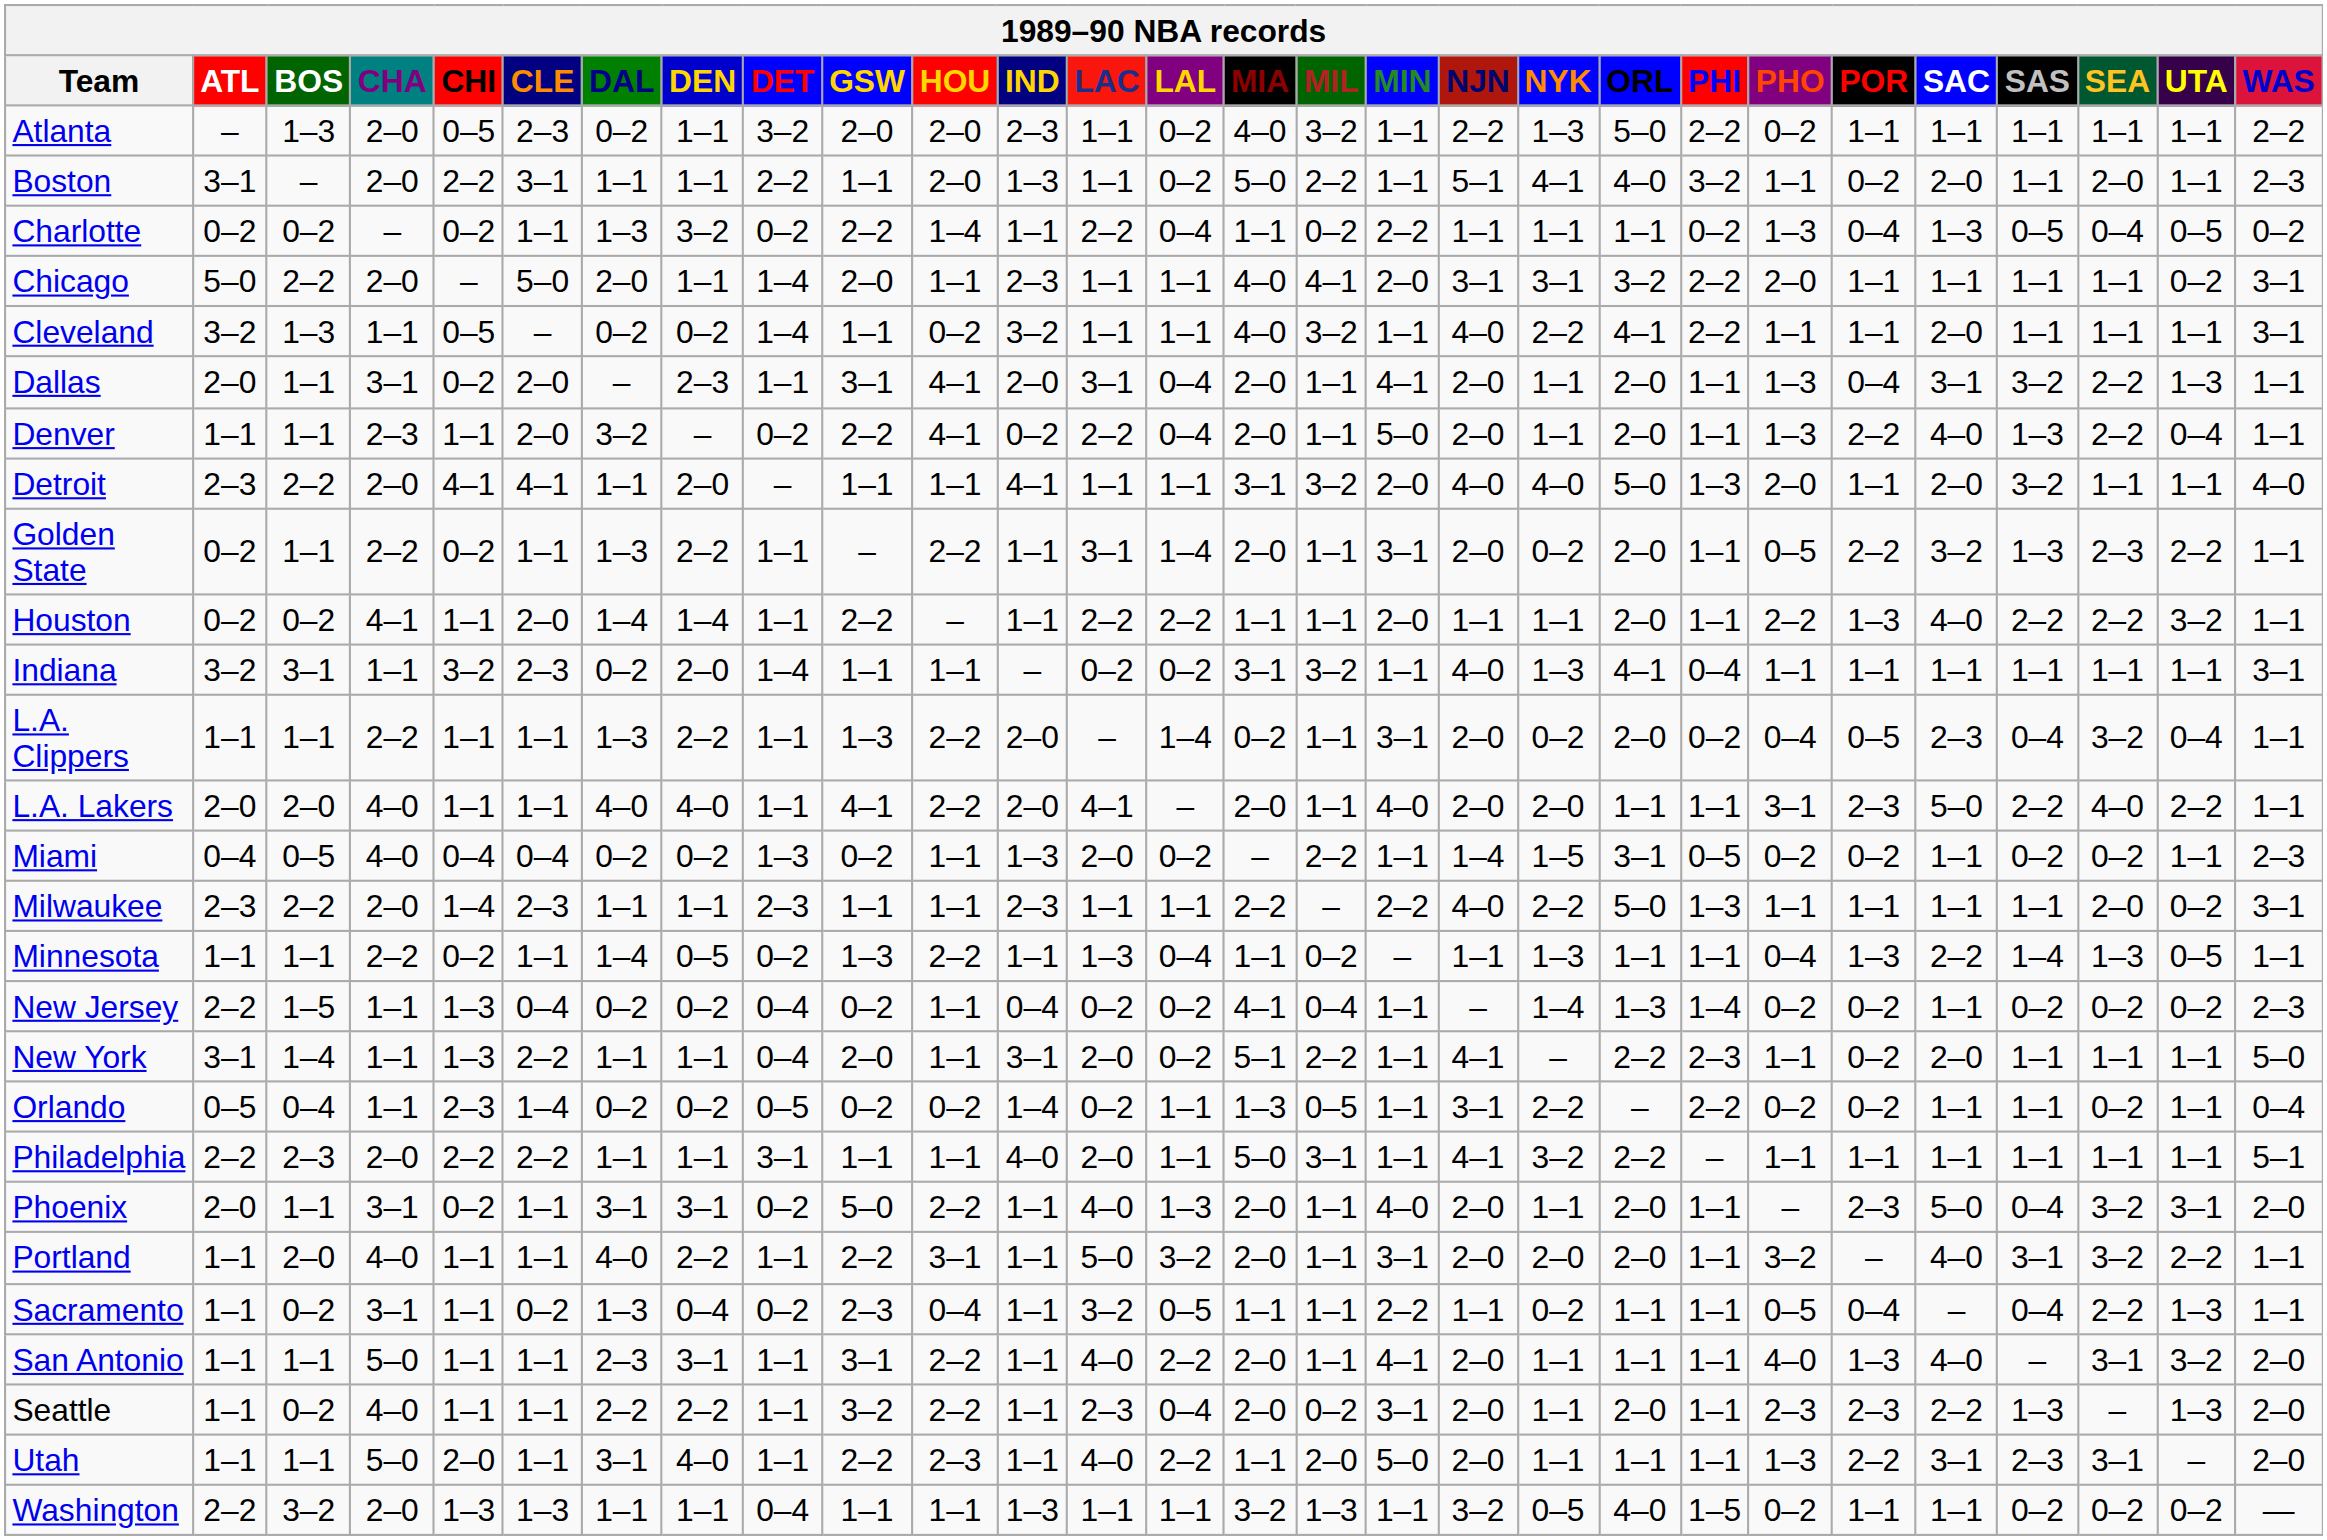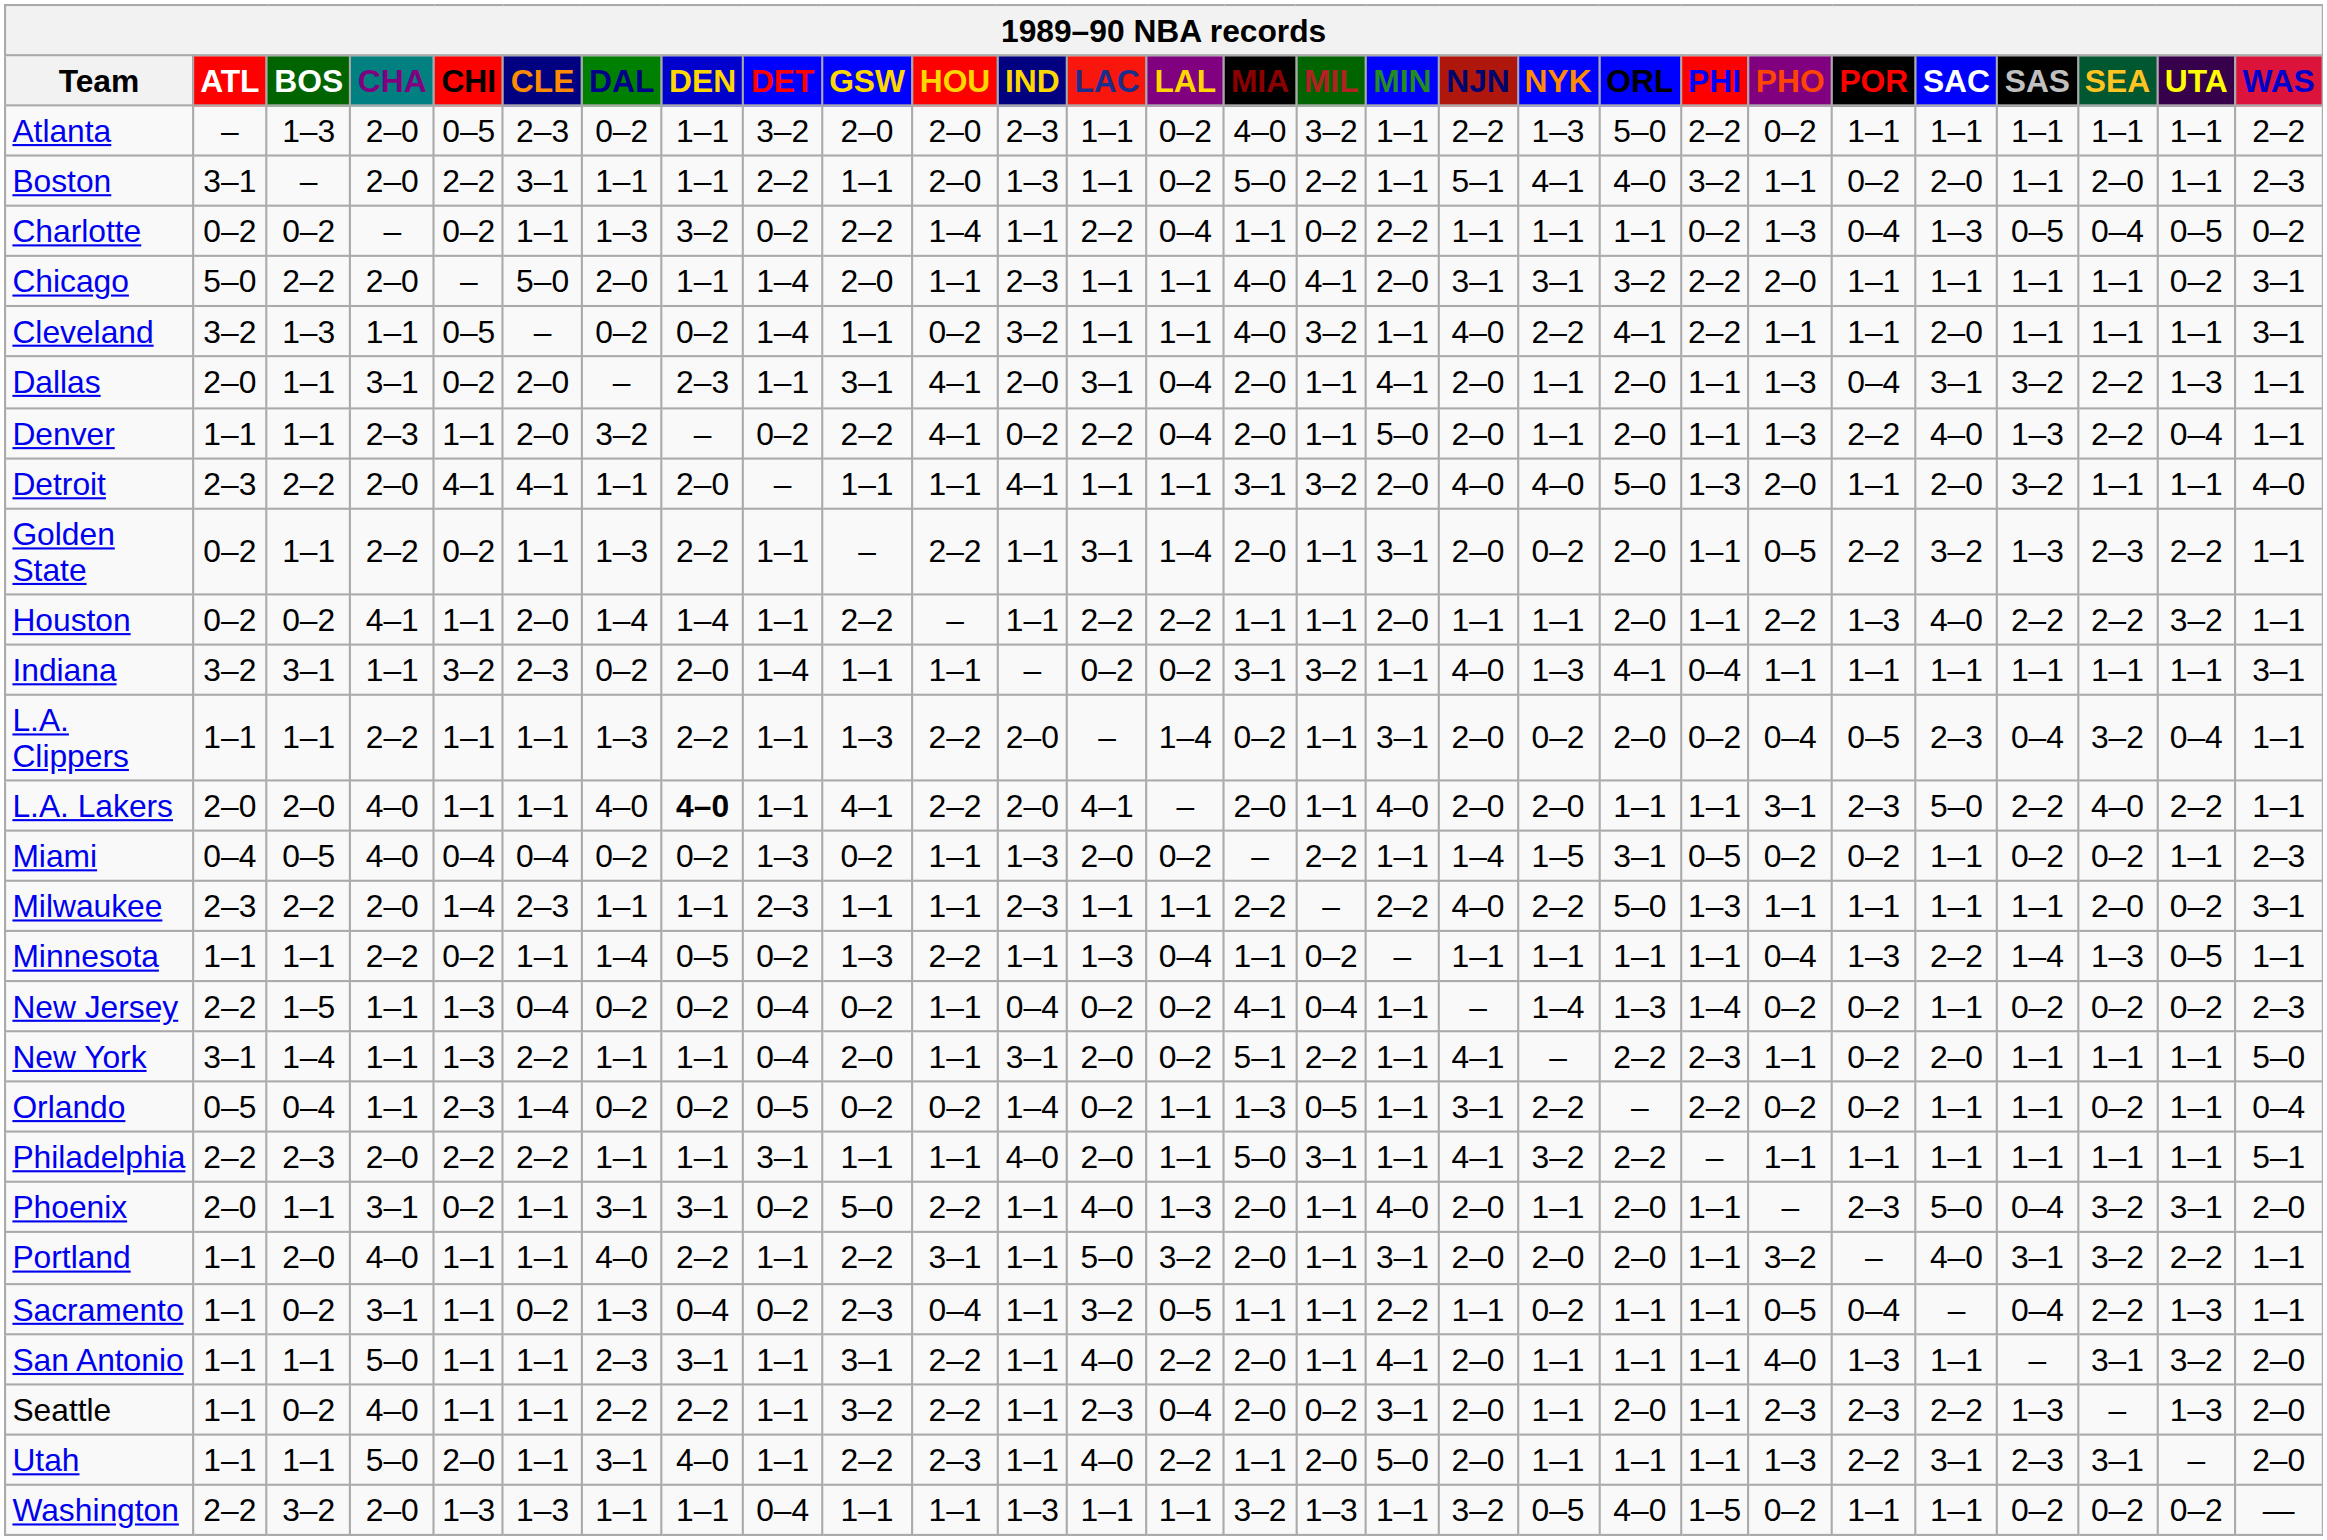(703, 806) normal -> (703, 806) bold
(1558, 956) 1–3 -> (1558, 956) 1–1
(1956, 1359) 4–0 -> (1956, 1359) 1–1
